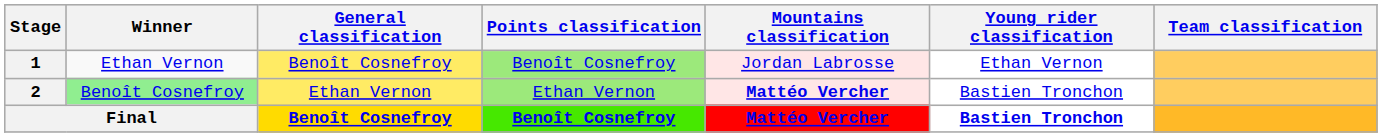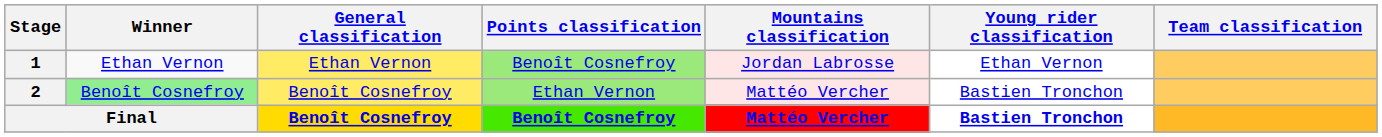(370, 64) Benoît Cosnefroy -> (370, 64) Ethan Vernon
(370, 91) Ethan Vernon -> (370, 91) Benoît Cosnefroy
(818, 91) bold -> (818, 91) normal
